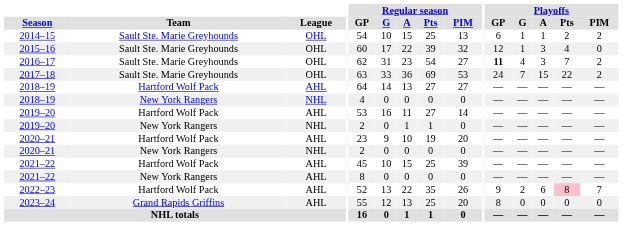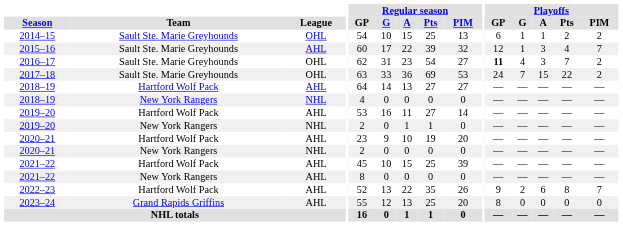(316, 48) OHL -> (316, 48) AHL
(599, 48) 0 -> (599, 48) 7
(567, 189) pink background -> (567, 189) no background
